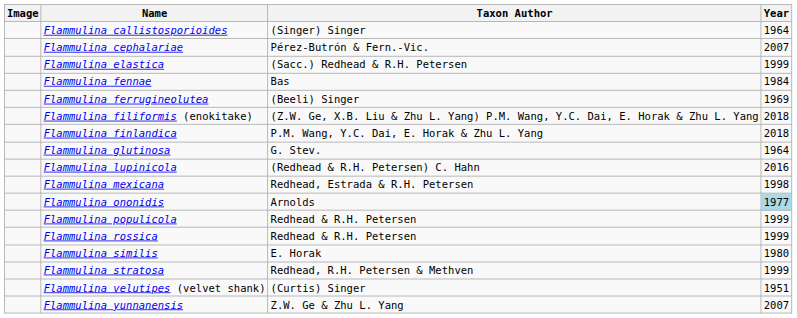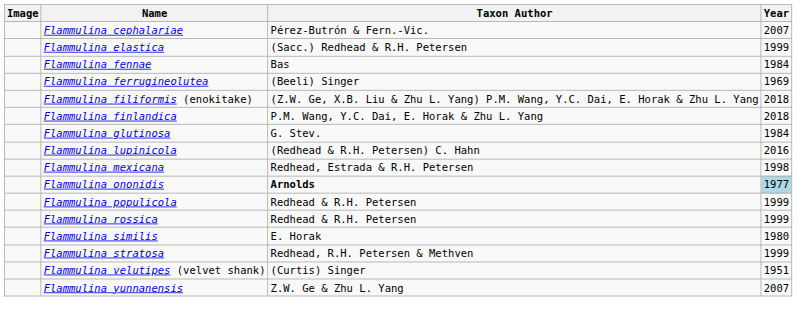- row: (136, 30)
(776, 150) 1964 -> (776, 133) 1984
(293, 202) normal -> (293, 185) bold
